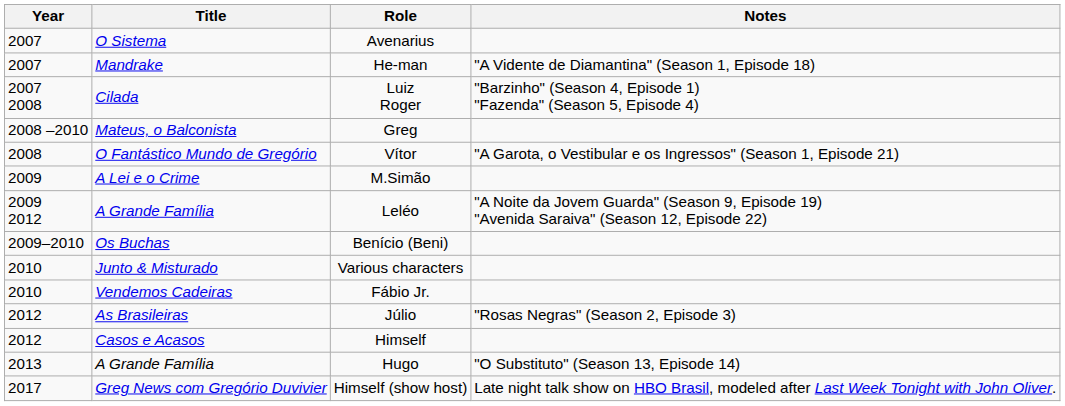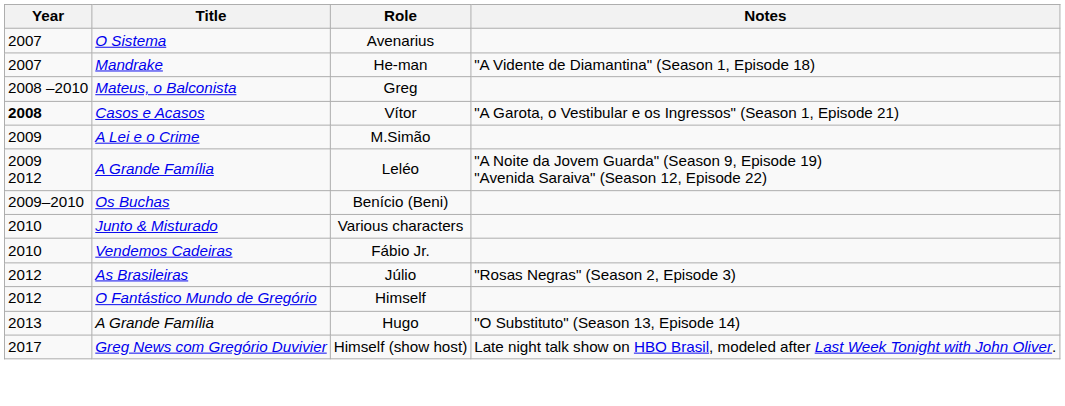- row: (400, 97)
(25, 154) normal -> (25, 112) bold
(206, 154) O Fantástico Mundo de Gregório -> (150, 112) Casos e Acasos
(150, 340) Casos e Acasos -> (206, 298) O Fantástico Mundo de Gregório
